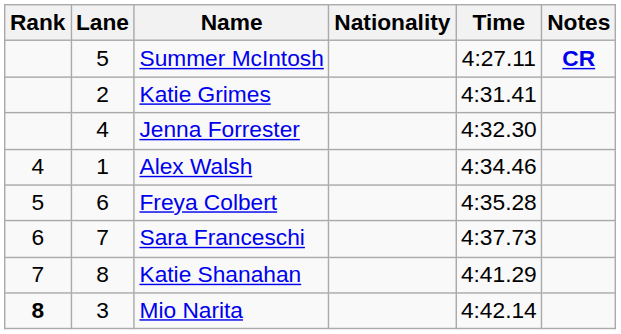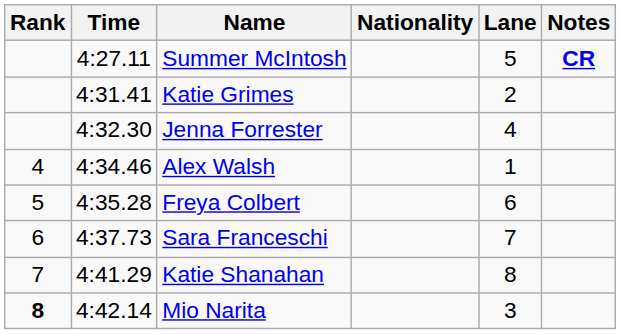columns swapped: (102, 22) <-> (499, 22)
